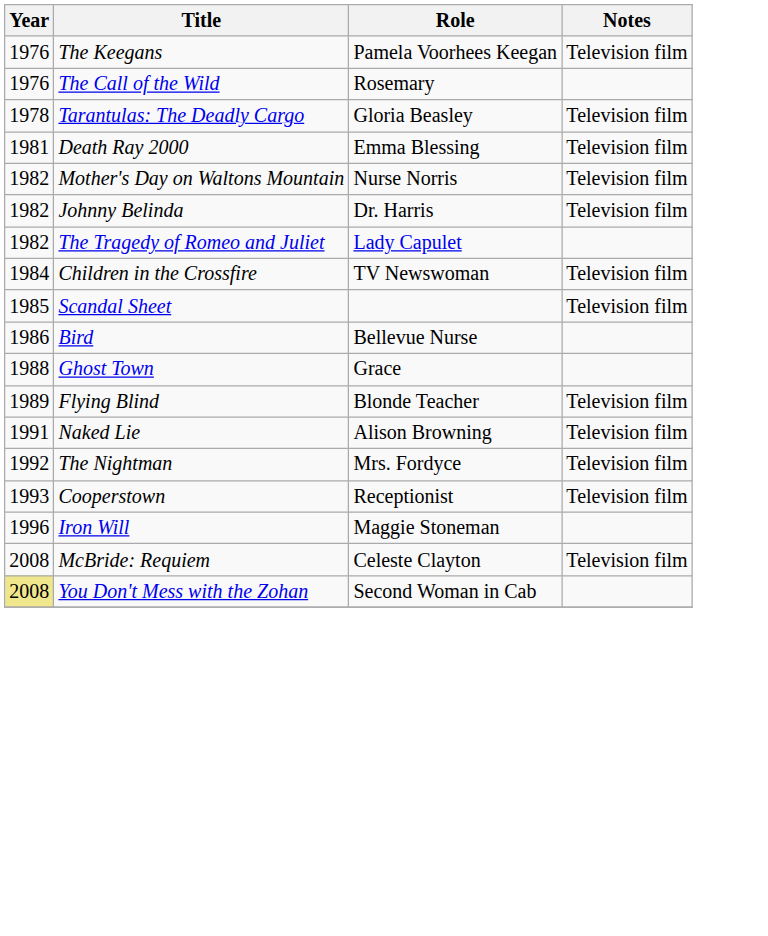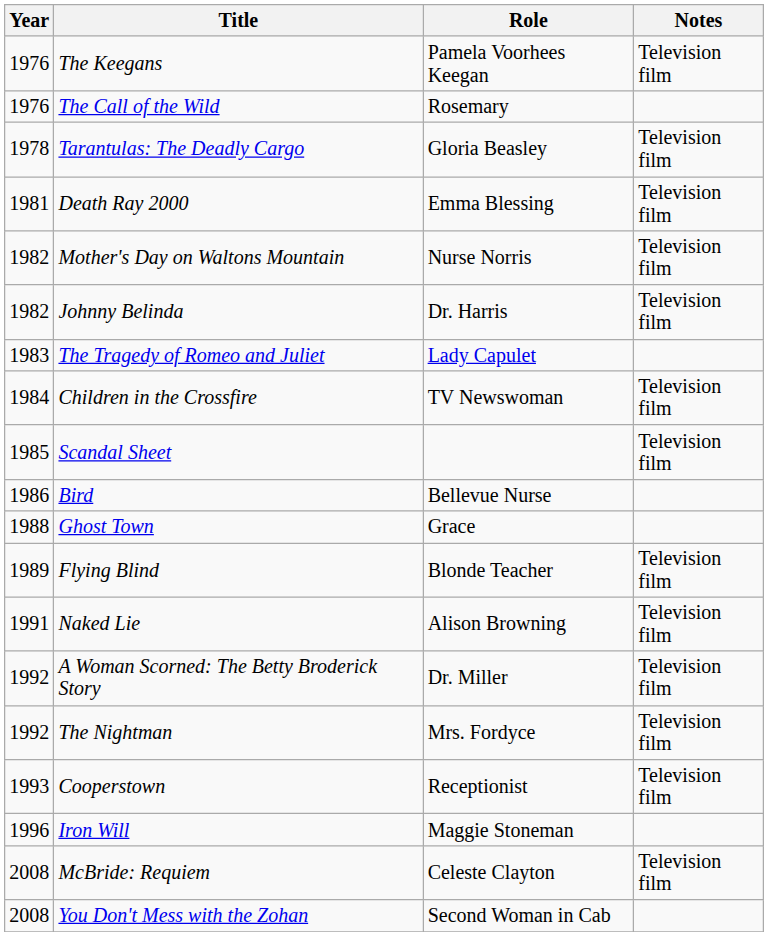(29, 242) 1982 -> (29, 354) 1983
+ row: (218, 678)
(29, 591) khaki background -> (29, 915) no background
